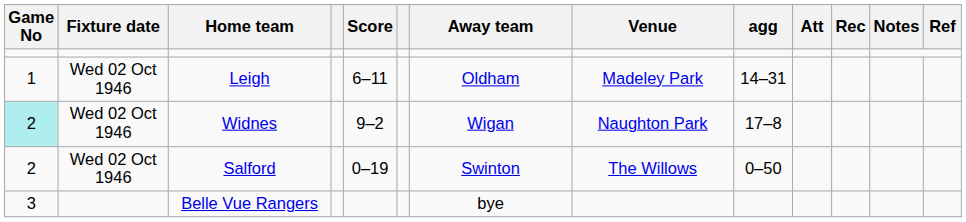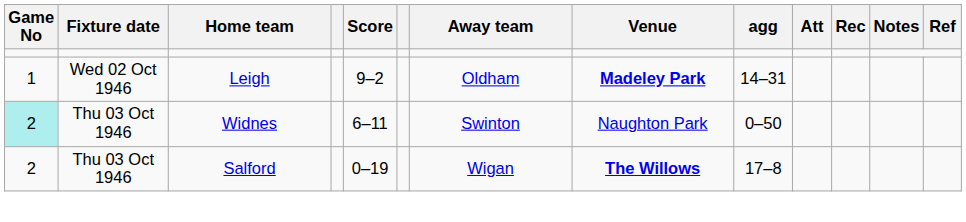(370, 79) 6–11 -> (370, 79) 9–2
(653, 79) normal -> (653, 79) bold
(113, 123) Wed 02 Oct 1946 -> (113, 123) Thu 03 Oct 1946
(370, 123) 9–2 -> (370, 123) 6–11
(491, 123) Wigan -> (491, 123) Swinton
(763, 123) 17–8 -> (763, 123) 0–50
(113, 168) Wed 02 Oct 1946 -> (113, 168) Thu 03 Oct 1946
(491, 168) Swinton -> (491, 168) Wigan
(653, 168) normal -> (653, 168) bold
(763, 168) 0–50 -> (763, 168) 17–8
- row: (250, 203)
